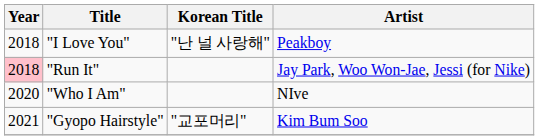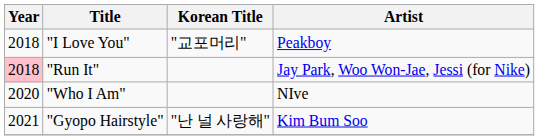(220, 42) "난 널 사랑해" -> (209, 42) "교포머리"
(209, 120) "교포머리" -> (220, 120) "난 널 사랑해"
